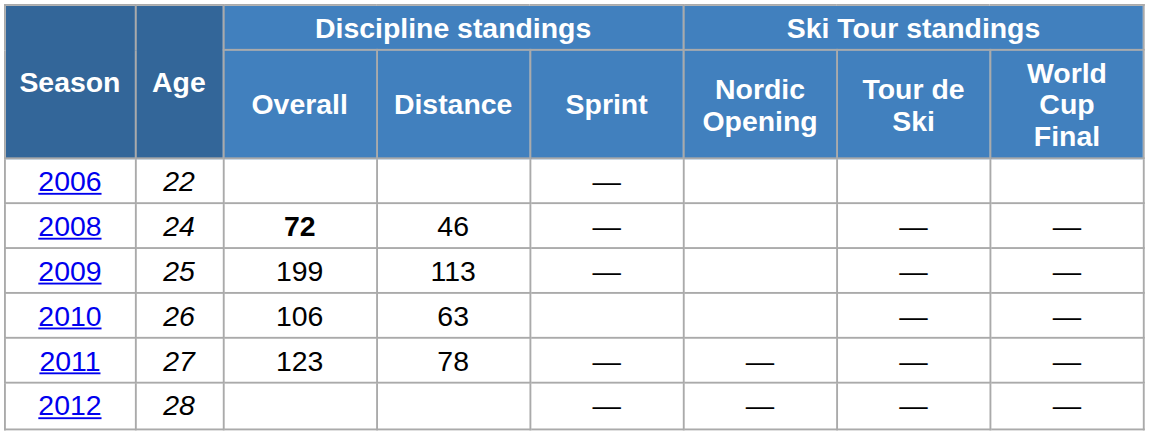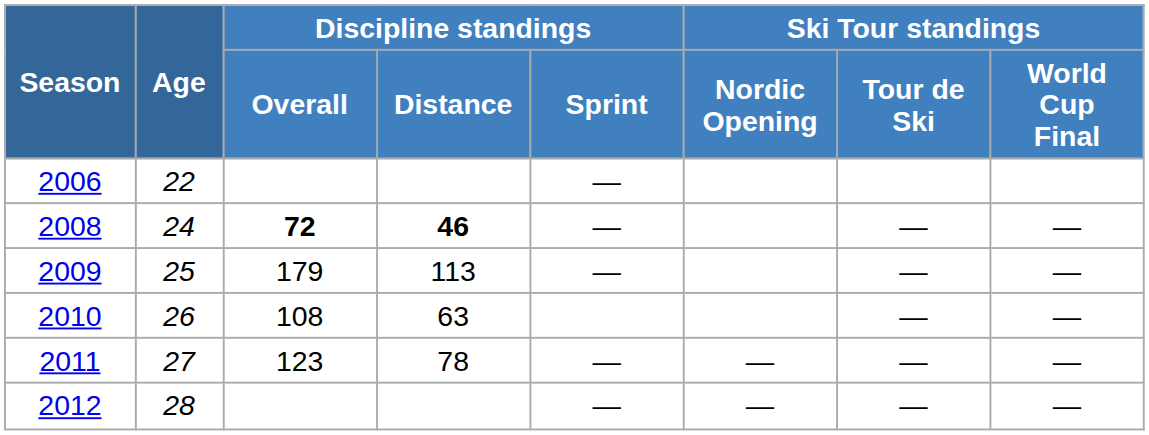(453, 226) normal -> (453, 226) bold
(300, 271) 199 -> (300, 271) 179
(300, 316) 106 -> (300, 316) 108
